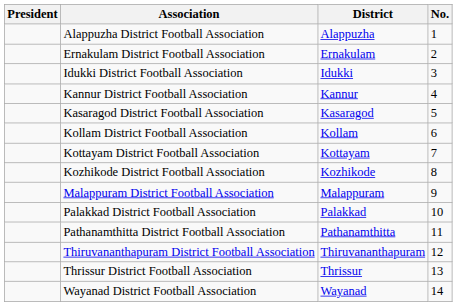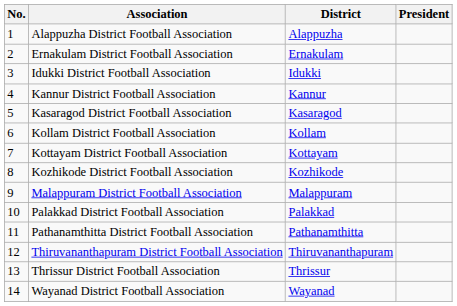columns swapped: (440, 14) <-> (32, 14)
